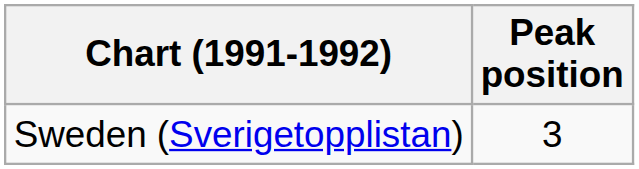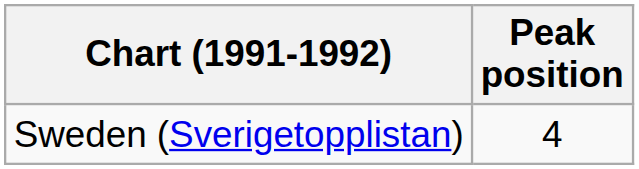(552, 133) 3 -> (552, 133) 4
